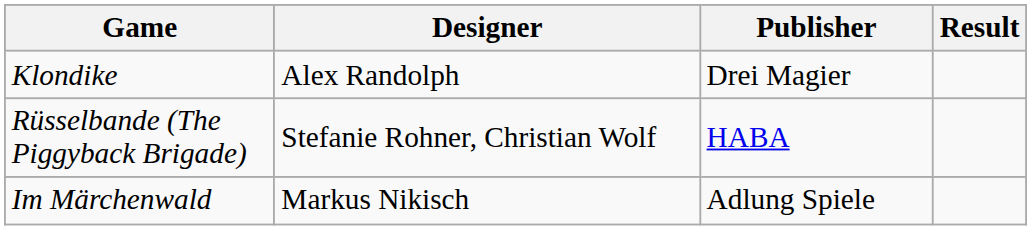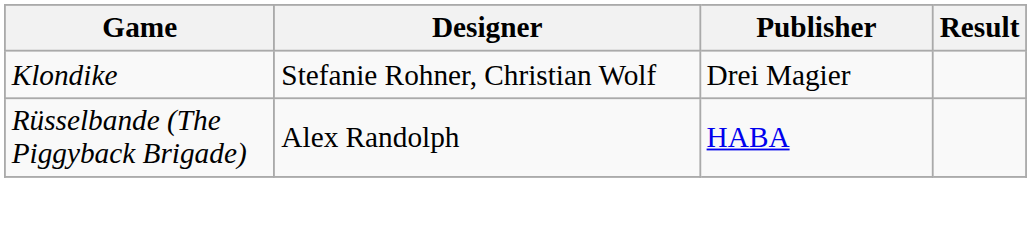(370, 74) Alex Randolph -> (469, 74) Stefanie Rohner, Christian Wolf
(469, 137) Stefanie Rohner, Christian Wolf -> (370, 137) Alex Randolph
- row: (112, 199)
